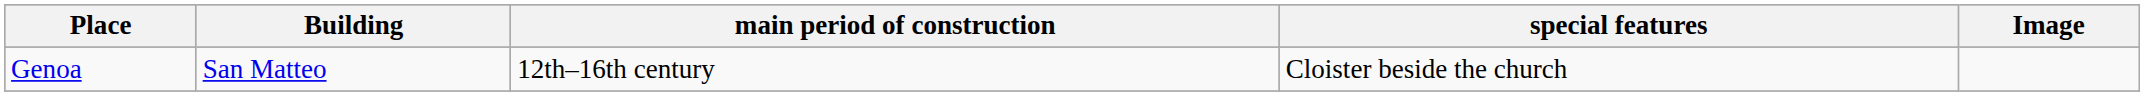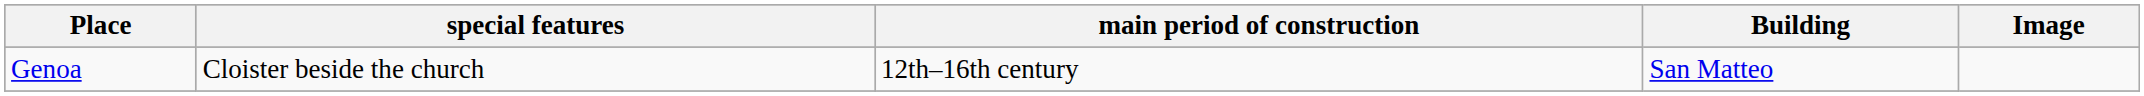columns swapped: (354, 25) <-> (1619, 25)
